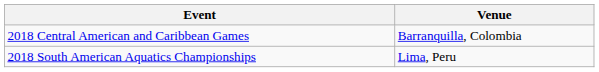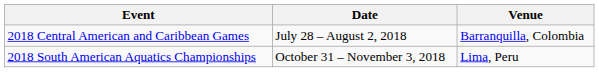+ column: (365, 14)
